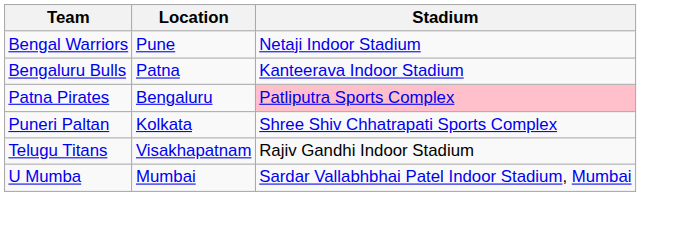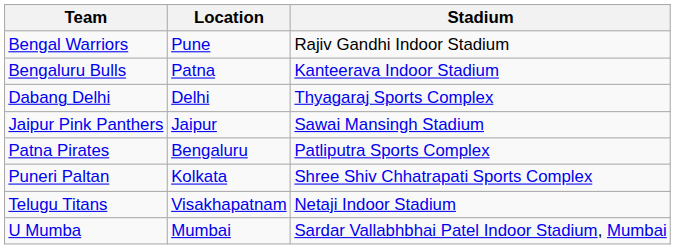(340, 44) Netaji Indoor Stadium -> (402, 44) Rajiv Gandhi Indoor Stadium
+ row: (59, 97)
+ row: (86, 124)
(357, 97) pink background -> (392, 151) no background
(367, 151) Rajiv Gandhi Indoor Stadium -> (375, 204) Netaji Indoor Stadium
